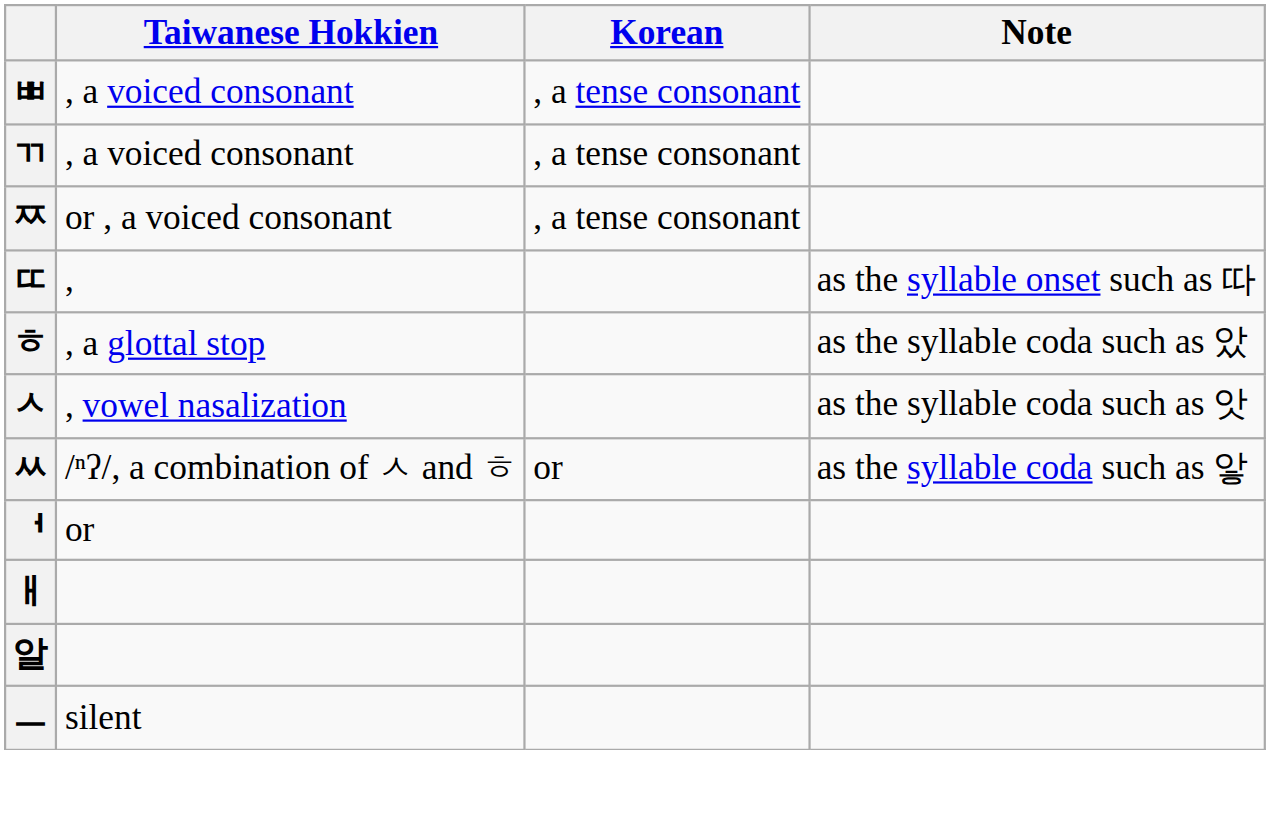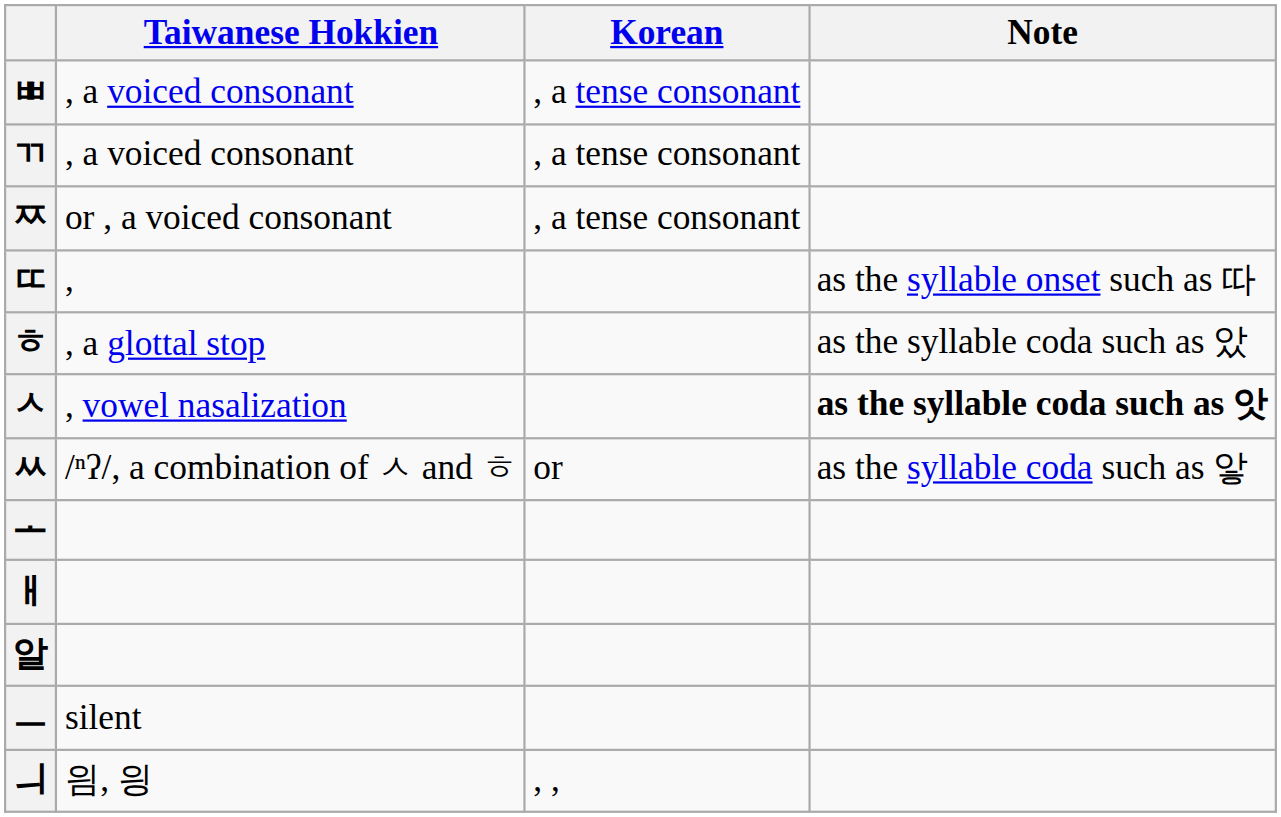(1033, 404) normal -> (1043, 404) bold
- row: (31, 531)
+ row: (31, 531)
+ row: (31, 778)
